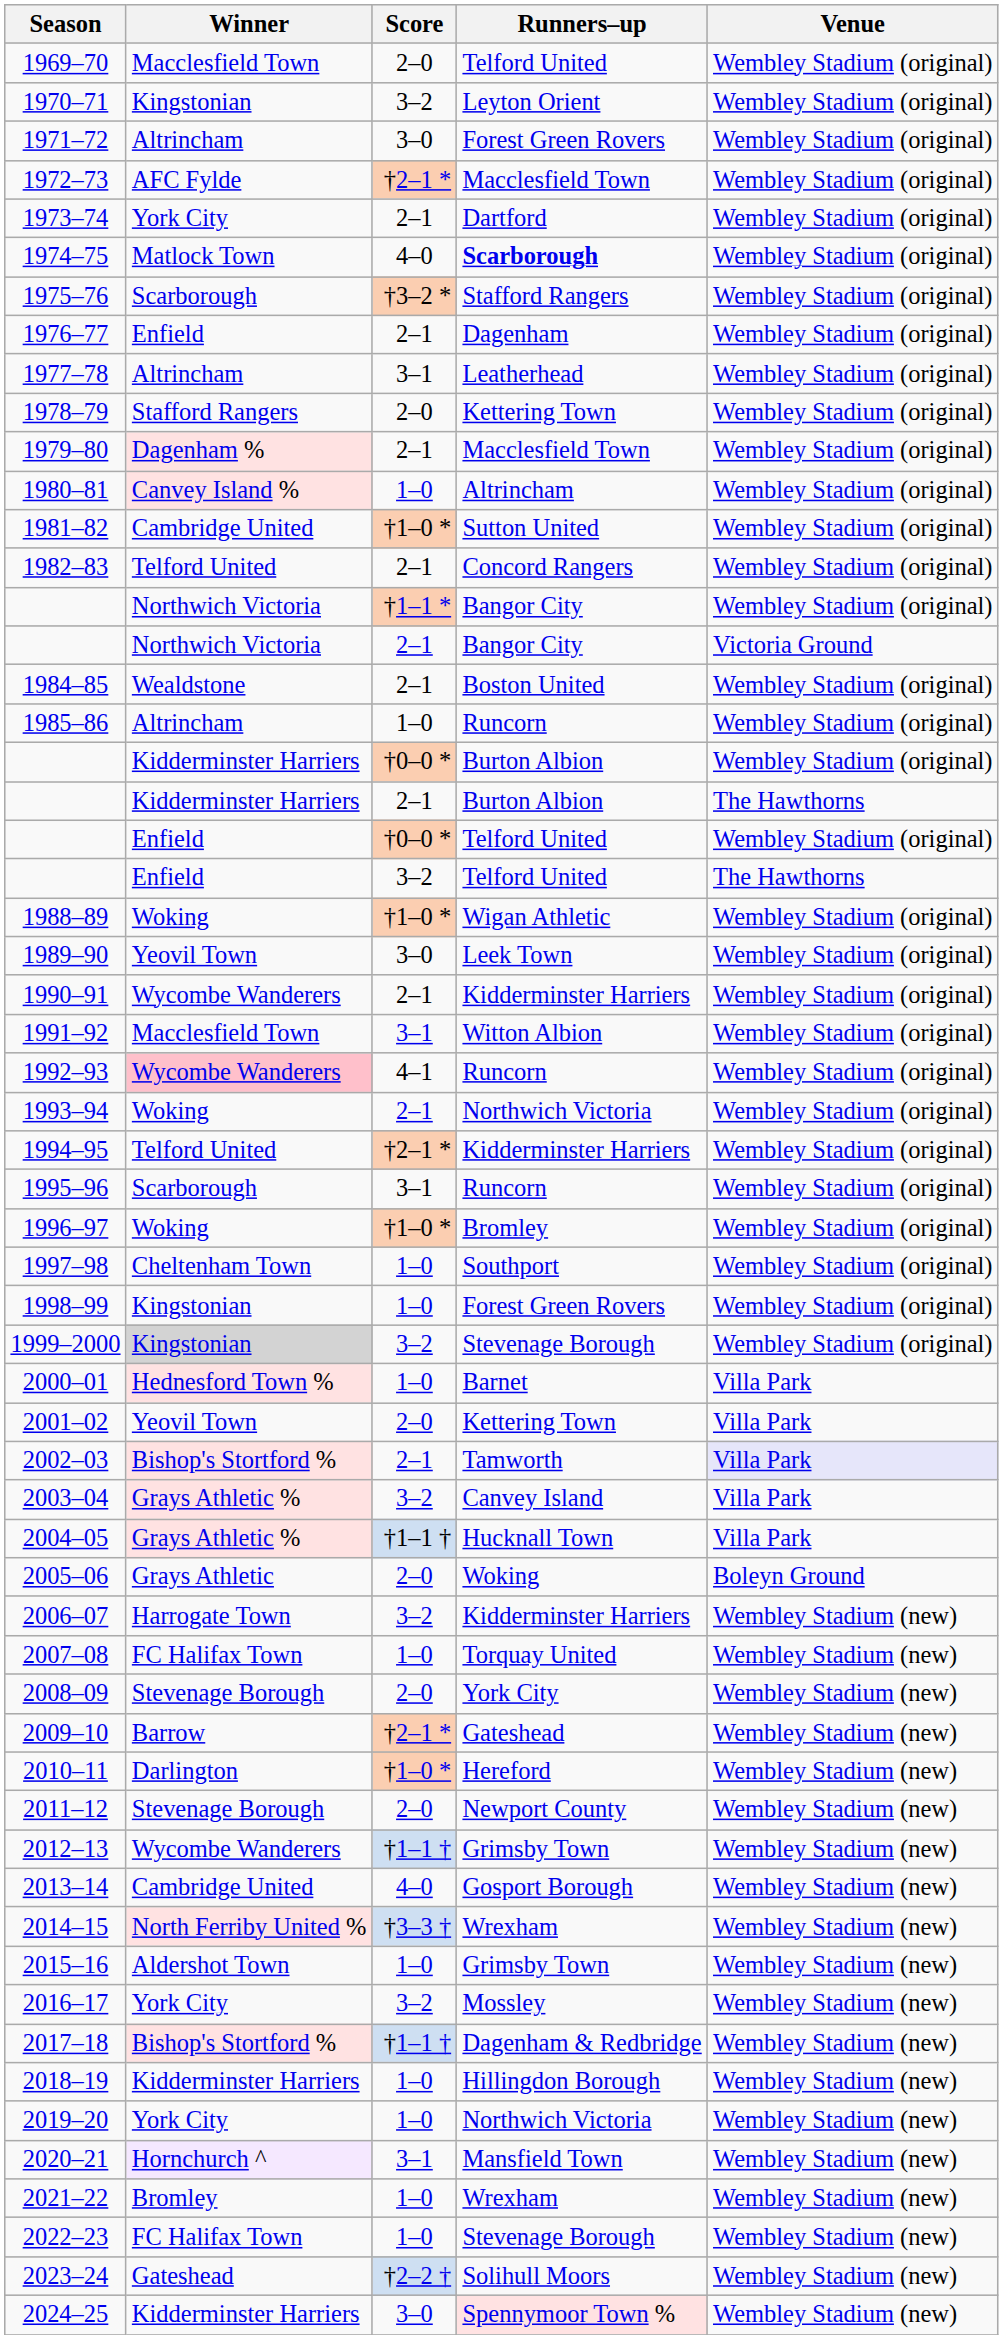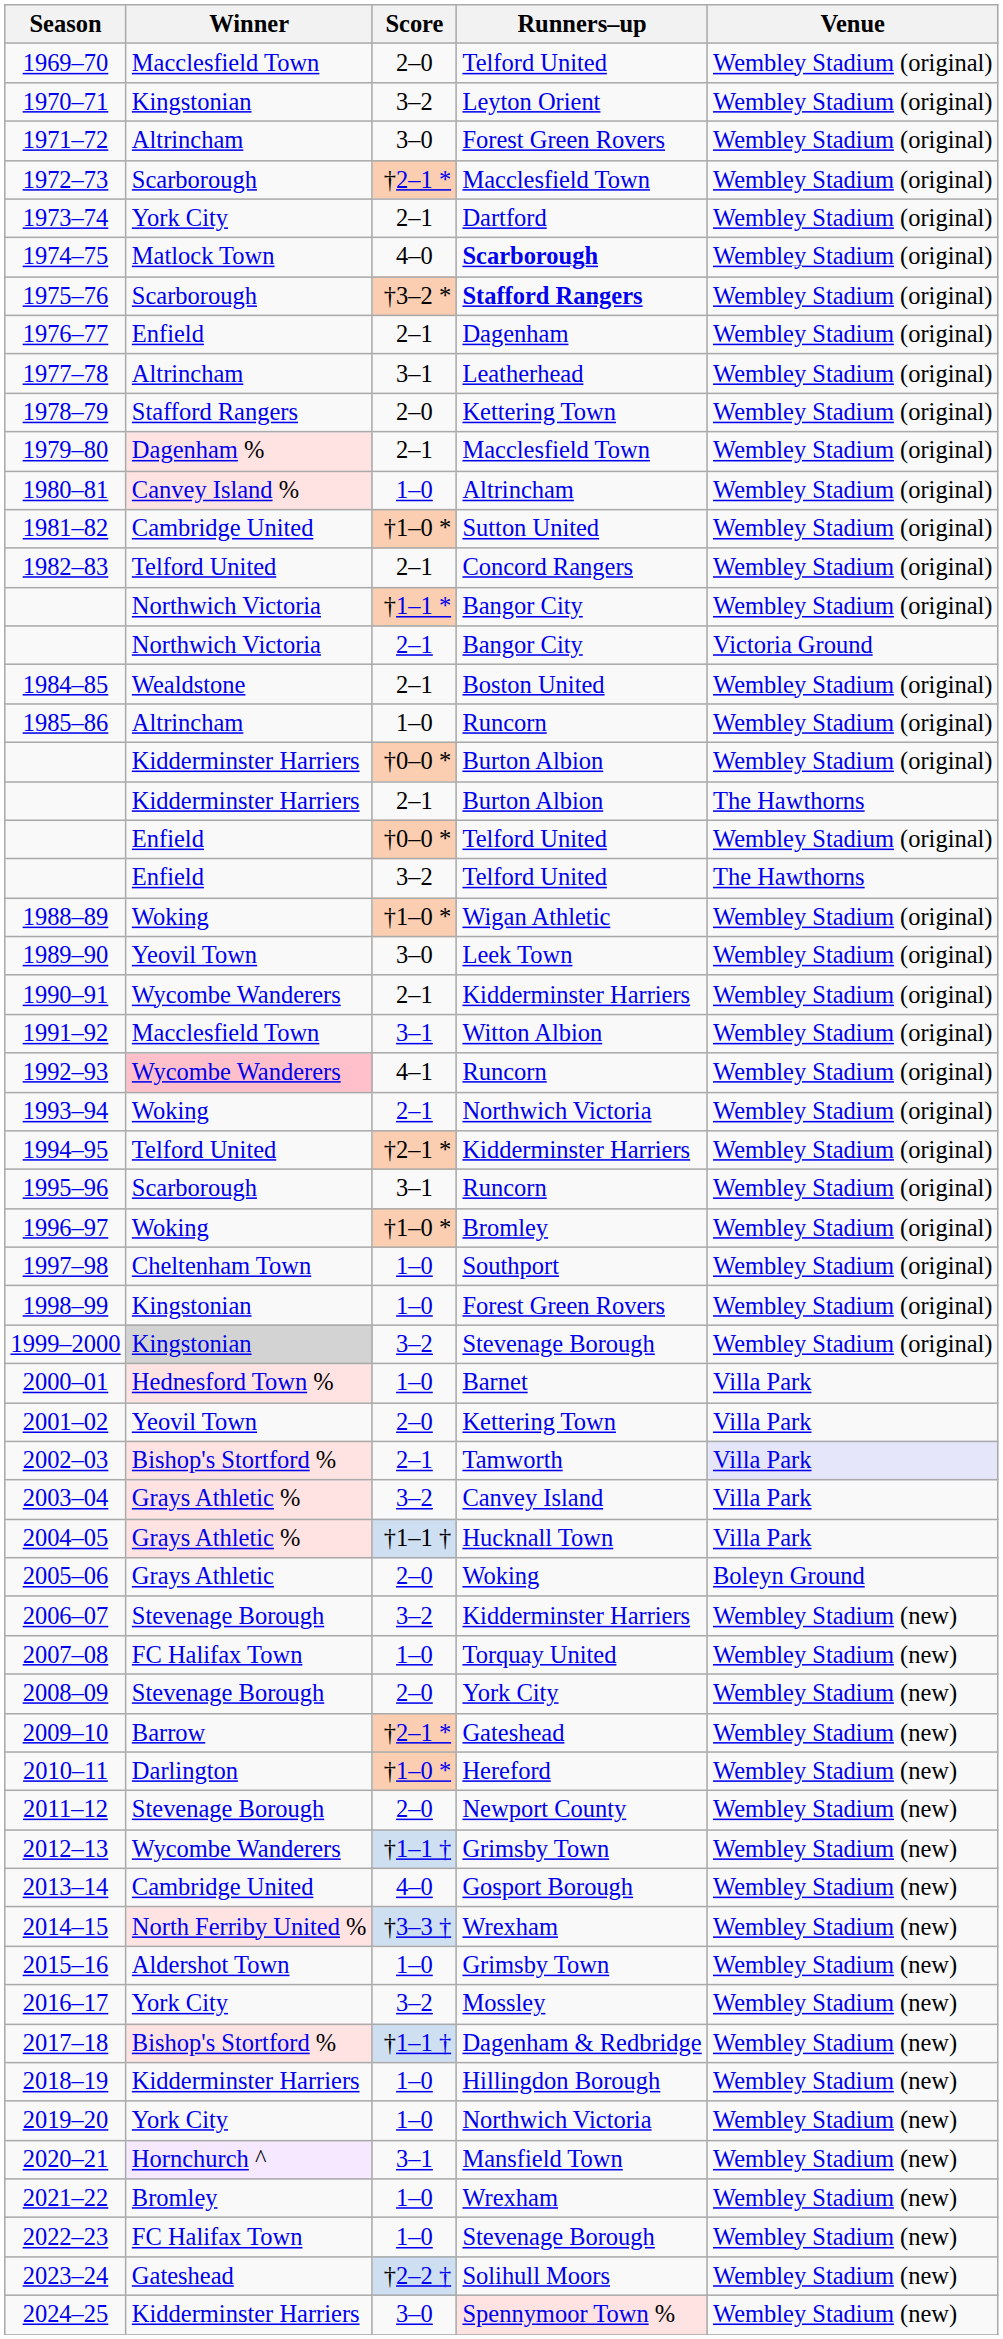(187, 179) AFC Fylde -> (194, 179) Scarborough
(545, 295) normal -> (553, 295) bold
(211, 1615) Harrogate Town -> (228, 1615) Stevenage Borough
